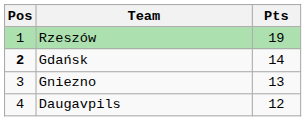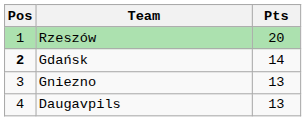(276, 38) 19 -> (276, 38) 20
(276, 105) 12 -> (276, 105) 13
